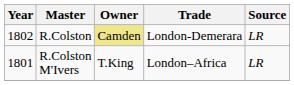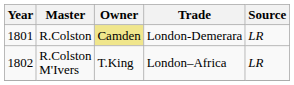(20, 35) 1802 -> (20, 35) 1801
(20, 63) 1801 -> (20, 63) 1802
